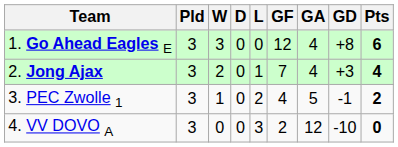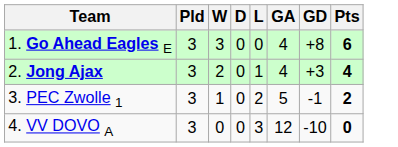- column: (282, 17)
